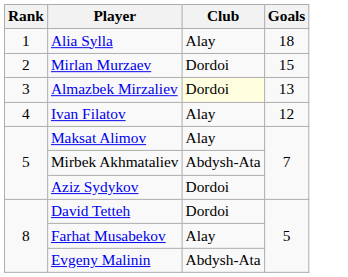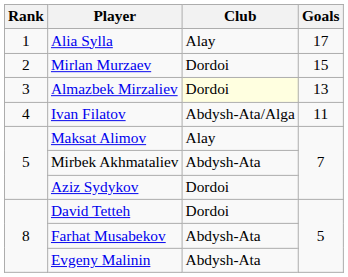(287, 41) 18 -> (321, 41) 17
(201, 114) Alay -> (240, 114) Abdysh-Ata/Alga
(287, 114) 12 -> (321, 114) 11
(201, 235) Alay -> (223, 235) Abdysh-Ata
